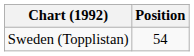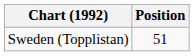(160, 39) 54 -> (160, 39) 51
